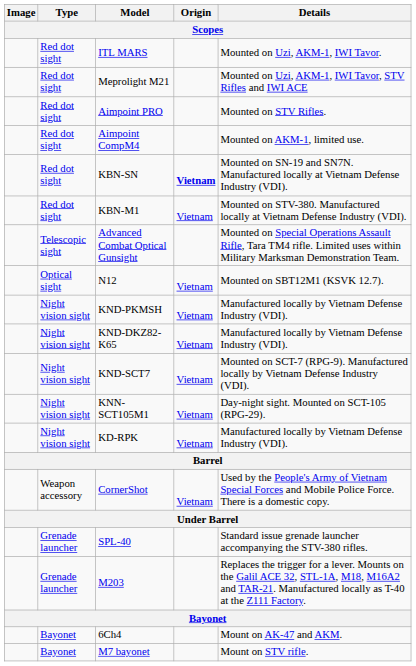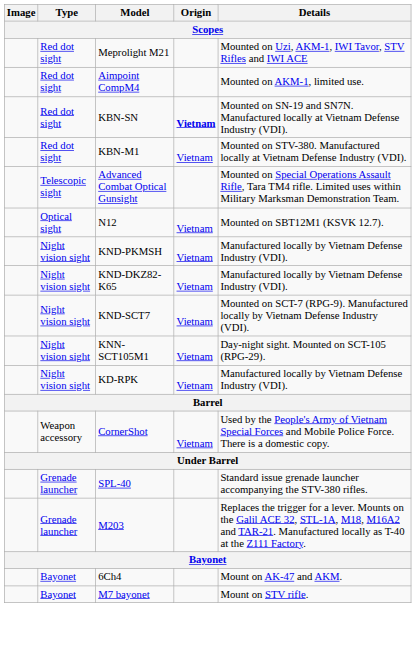- row: (123, 53)
- row: (130, 111)
